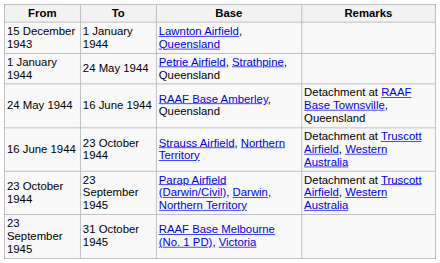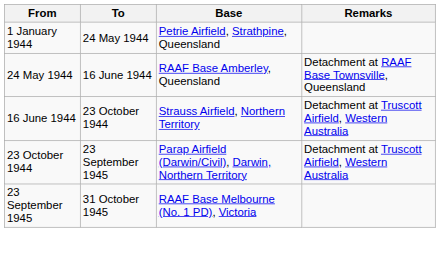- row: (41, 37)
